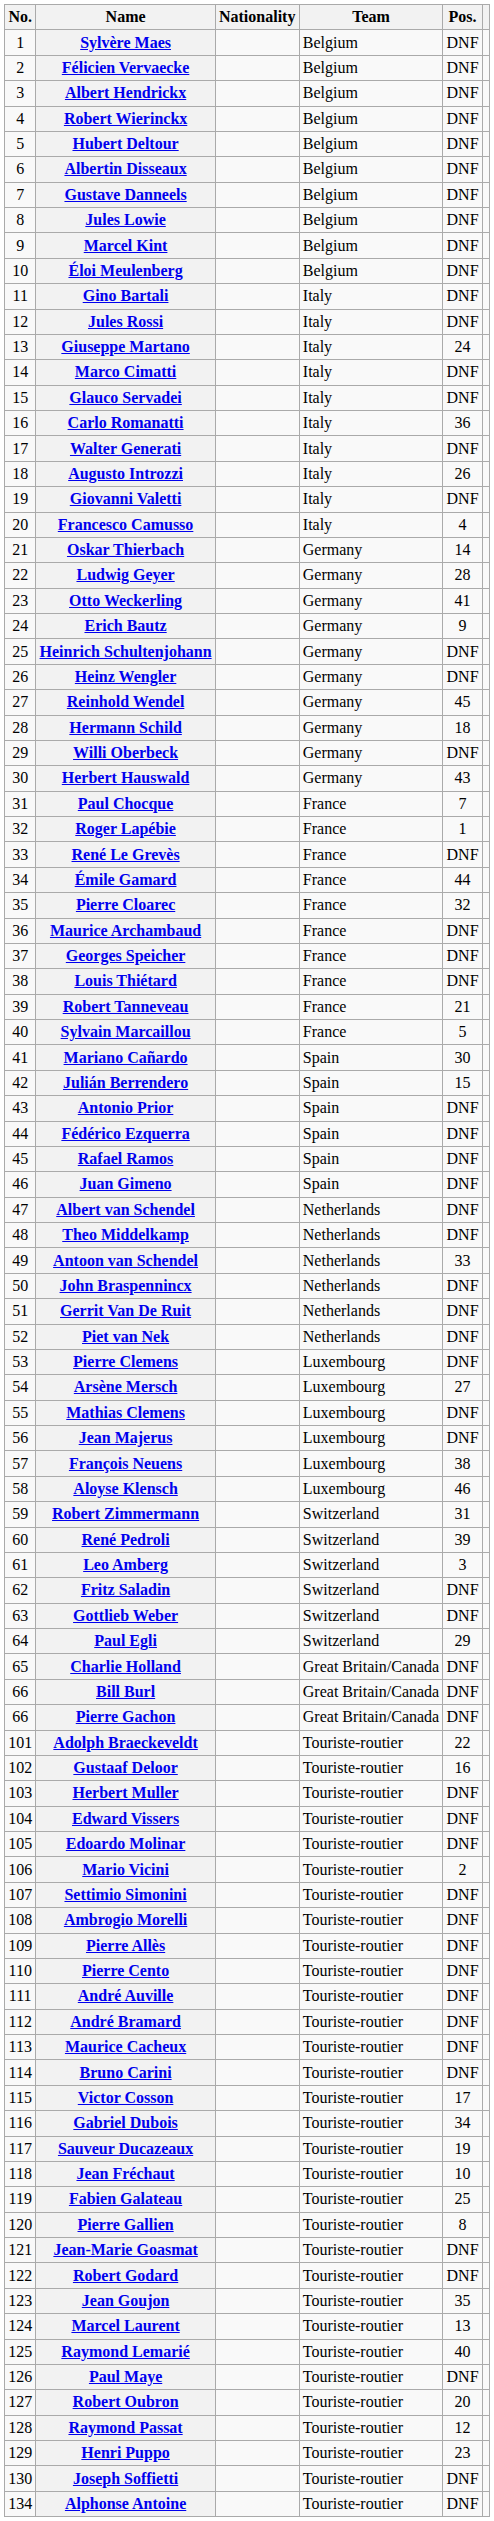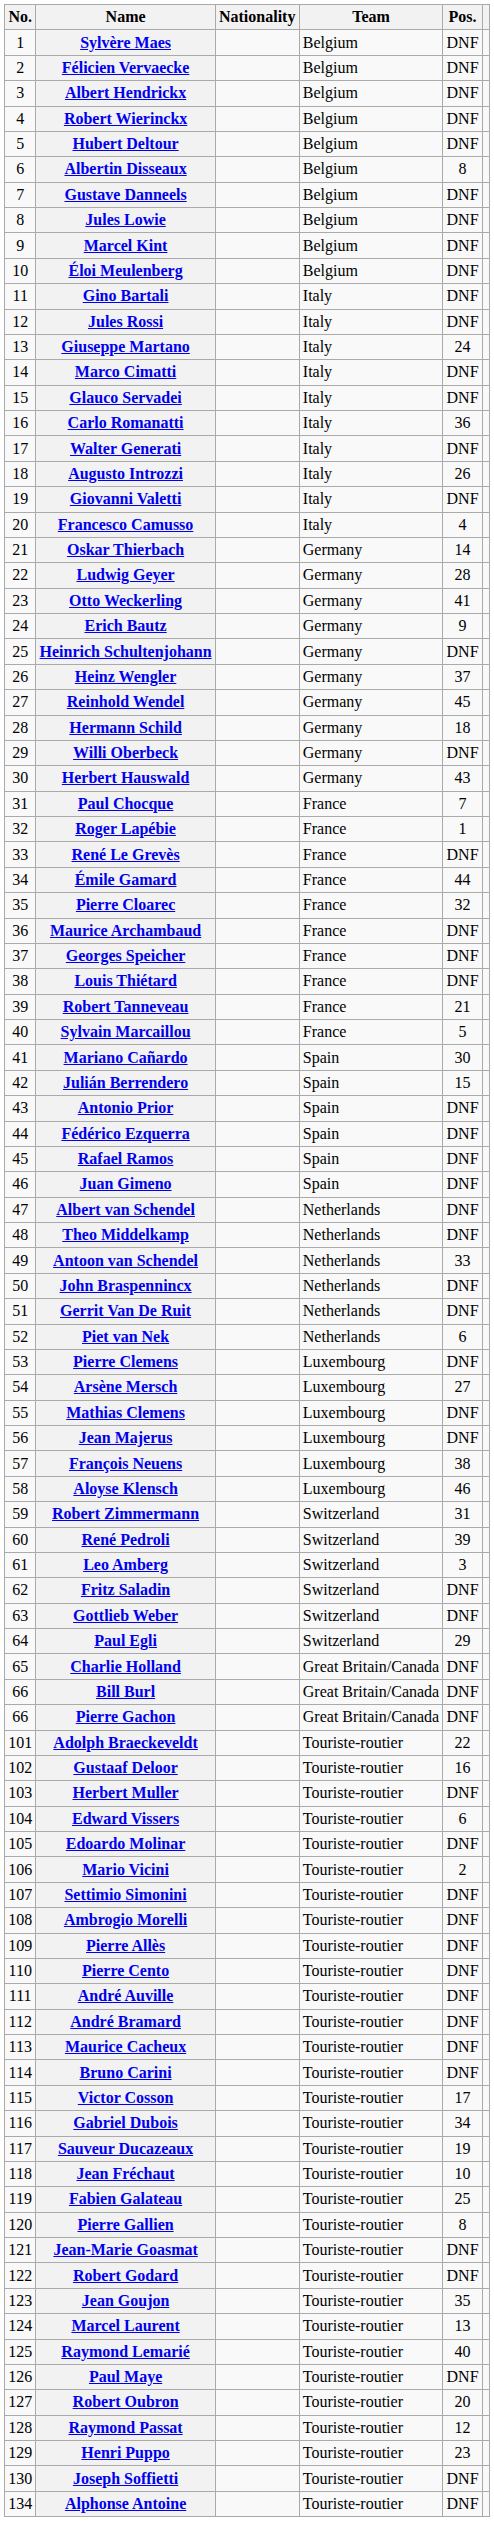(463, 169) DNF -> (463, 169) 8
(463, 676) DNF -> (463, 676) 37
(463, 1336) DNF -> (463, 1336) 6
(463, 1818) DNF -> (463, 1818) 6
